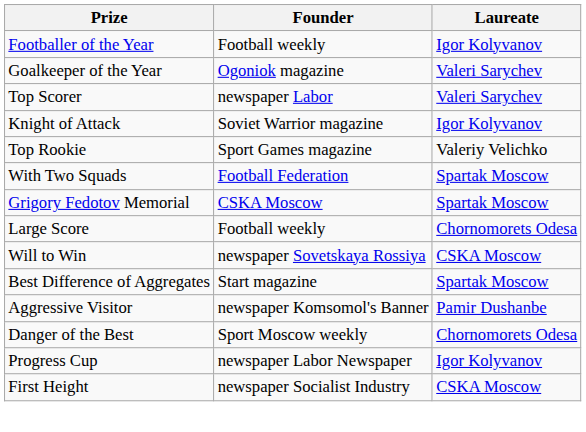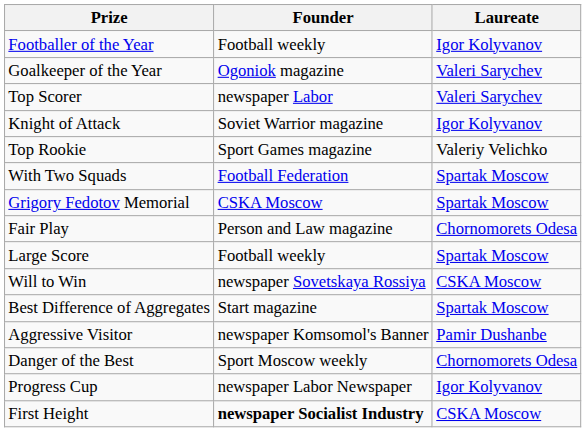+ row: (39, 228)
(507, 228) Chornomorets Odesa -> (492, 255) Spartak Moscow
(314, 387) normal -> (321, 413) bold
